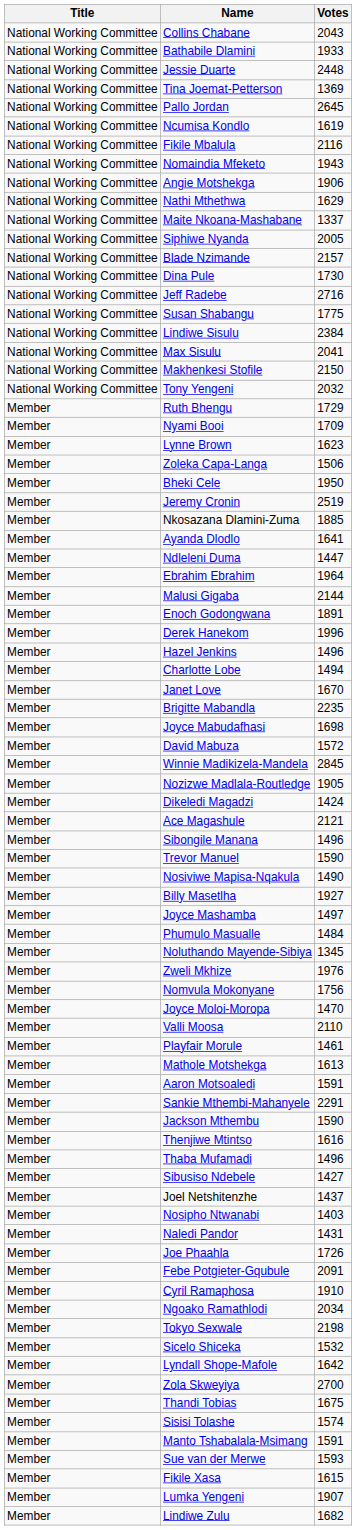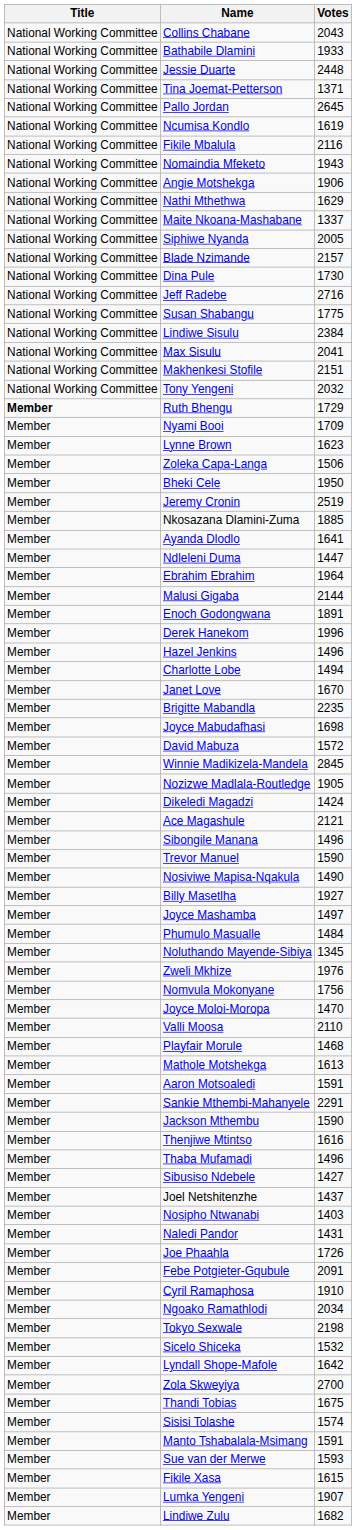(330, 88) 1369 -> (330, 88) 1371
(330, 370) 2150 -> (330, 370) 2151
(29, 408) normal -> (30, 408) bold
(330, 1046) 1461 -> (330, 1046) 1468
